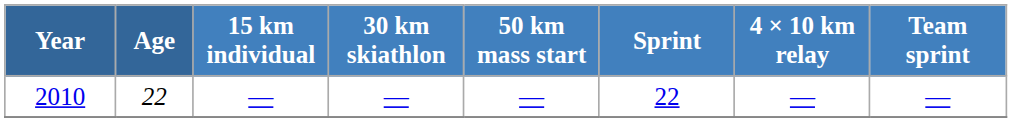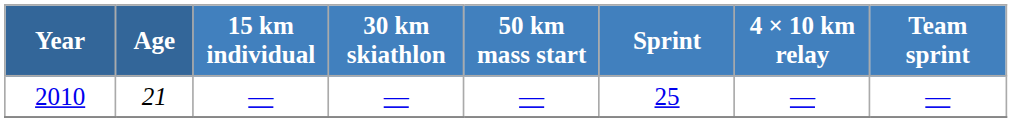(154, 96) 22 -> (154, 96) 21
(667, 96) 22 -> (667, 96) 25
